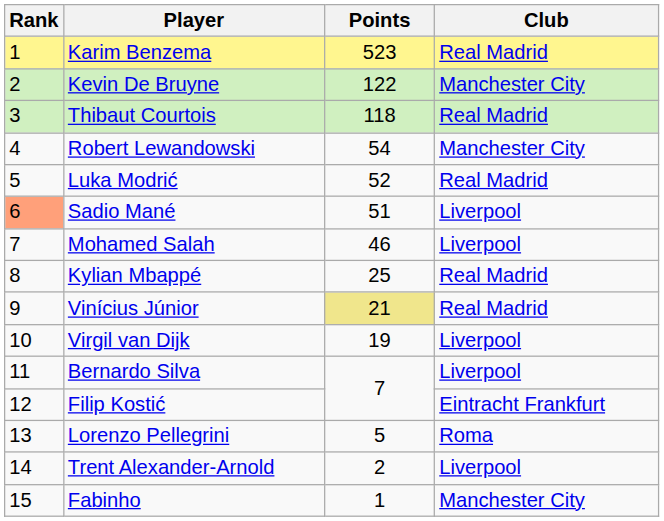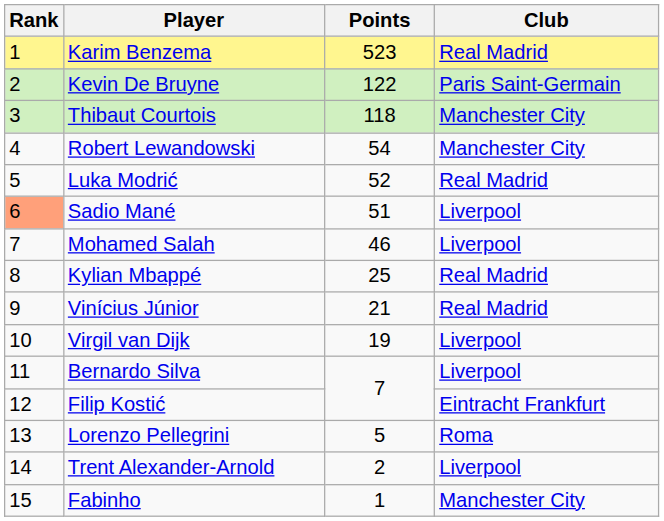(512, 84) Manchester City -> (530, 84) Paris Saint-Germain
(494, 116) Real Madrid -> (512, 116) Manchester City
(380, 308) khaki background -> (380, 308) no background
